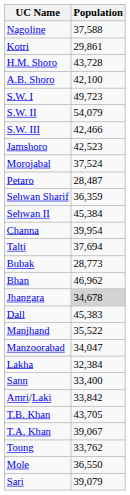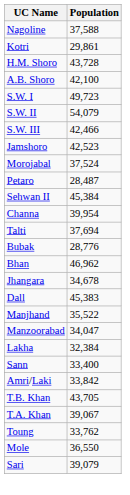- row: (38, 197)
(88, 264) 28,773 -> (84, 247) 28,776
(88, 297) lightgrey background -> (84, 280) no background
